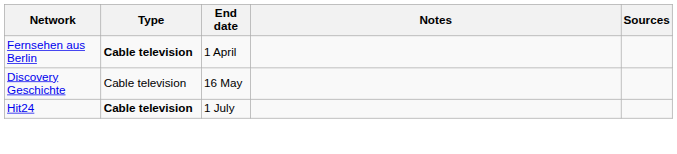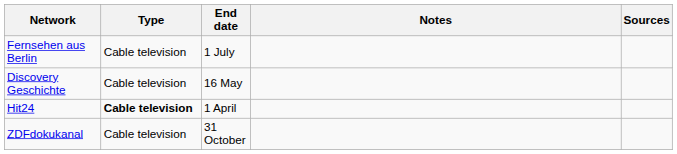(148, 51) bold -> (145, 51) normal
(220, 51) 1 April -> (219, 51) 1 July
(219, 108) 1 July -> (220, 108) 1 April
+ row: (45, 133)
